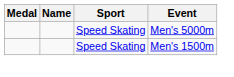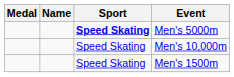(111, 30) normal -> (113, 30) bold
+ row: (191, 47)
